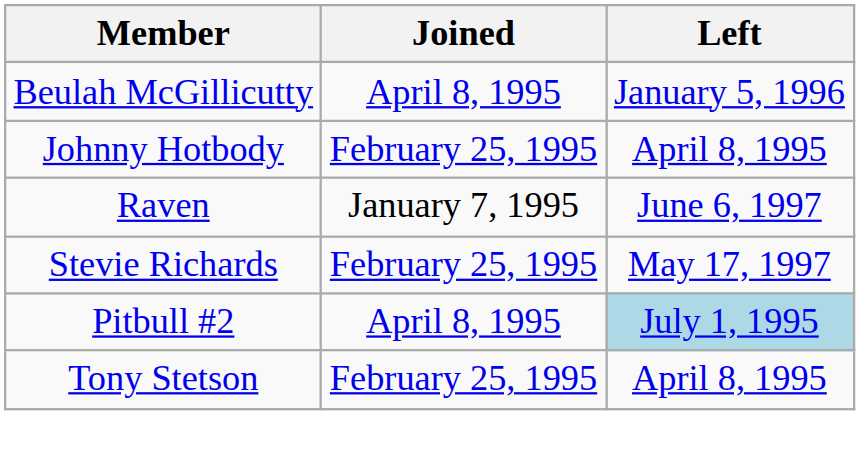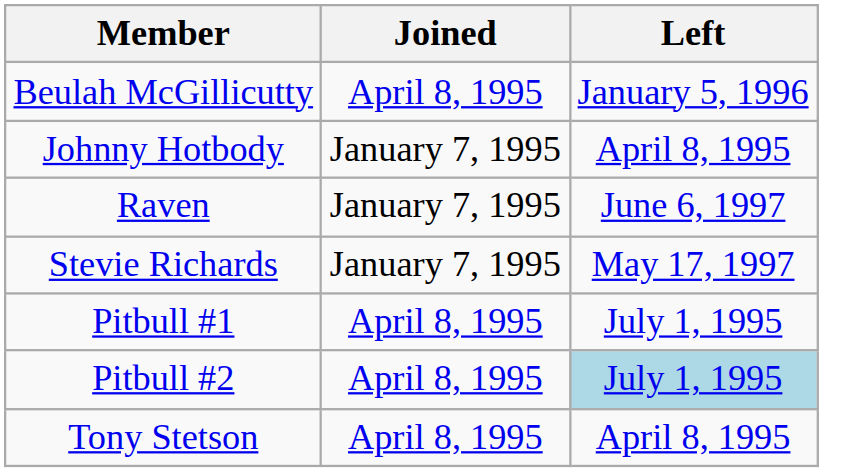(464, 148) February 25, 1995 -> (445, 148) January 7, 1995
(464, 263) February 25, 1995 -> (445, 263) January 7, 1995
+ row: (163, 321)
(464, 378) February 25, 1995 -> (445, 436) April 8, 1995
